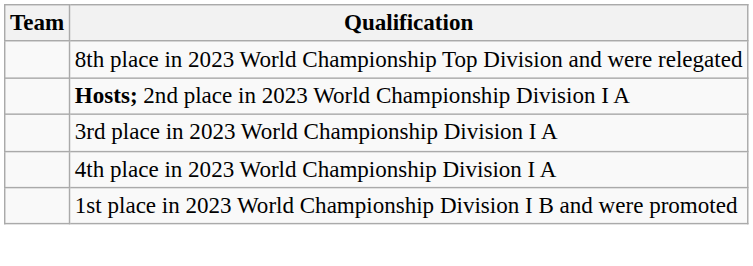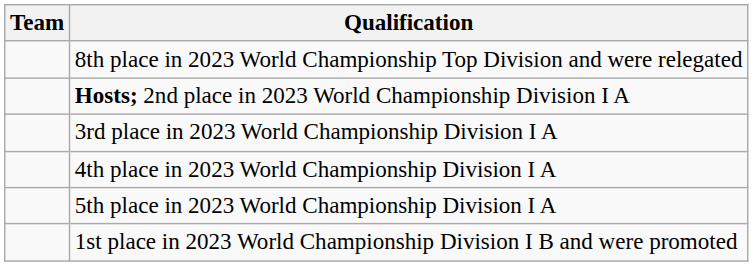+ row: (316, 205)
